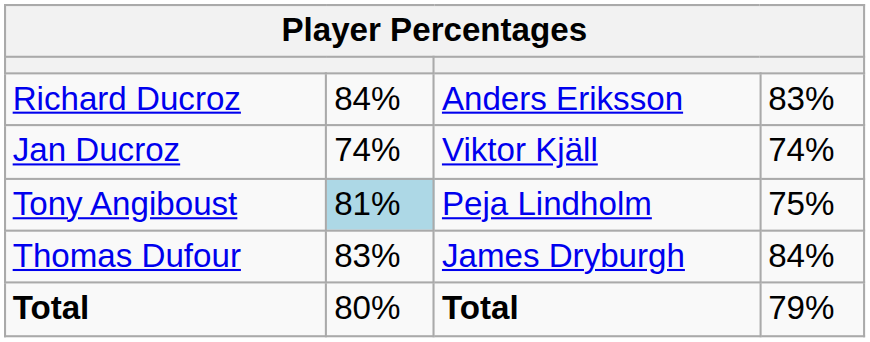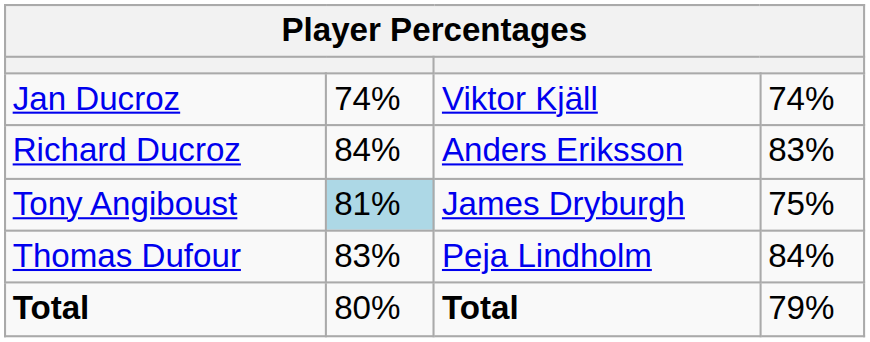rows swapped: (127, 98) <-> (96, 151)
(547, 203) Peja Lindholm -> (563, 203) James Dryburgh
(563, 256) James Dryburgh -> (547, 256) Peja Lindholm
